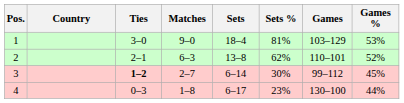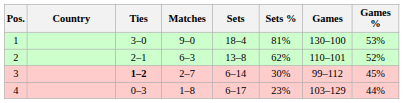(327, 40) 103–129 -> (327, 40) 130–100
(327, 90) 130–100 -> (327, 90) 103–129
